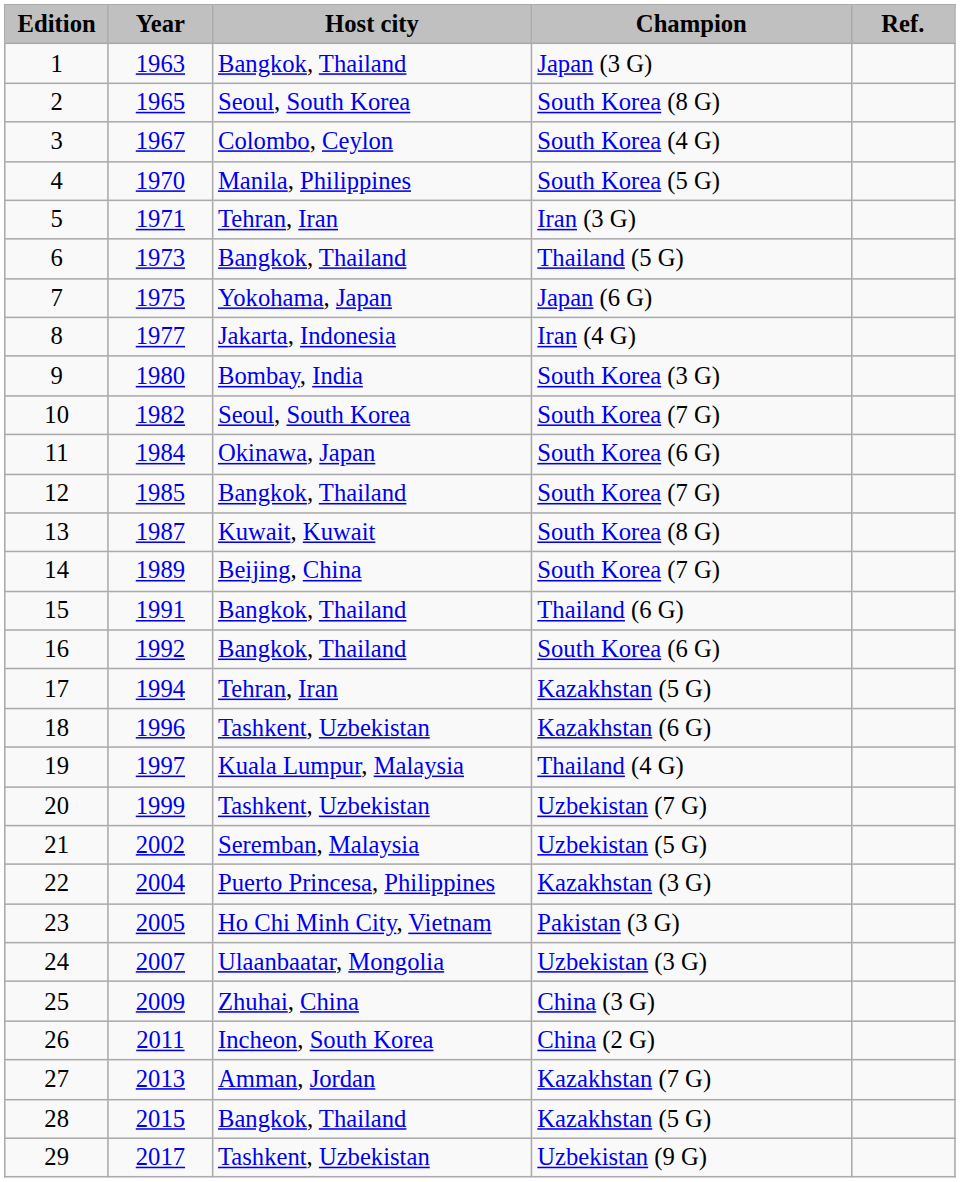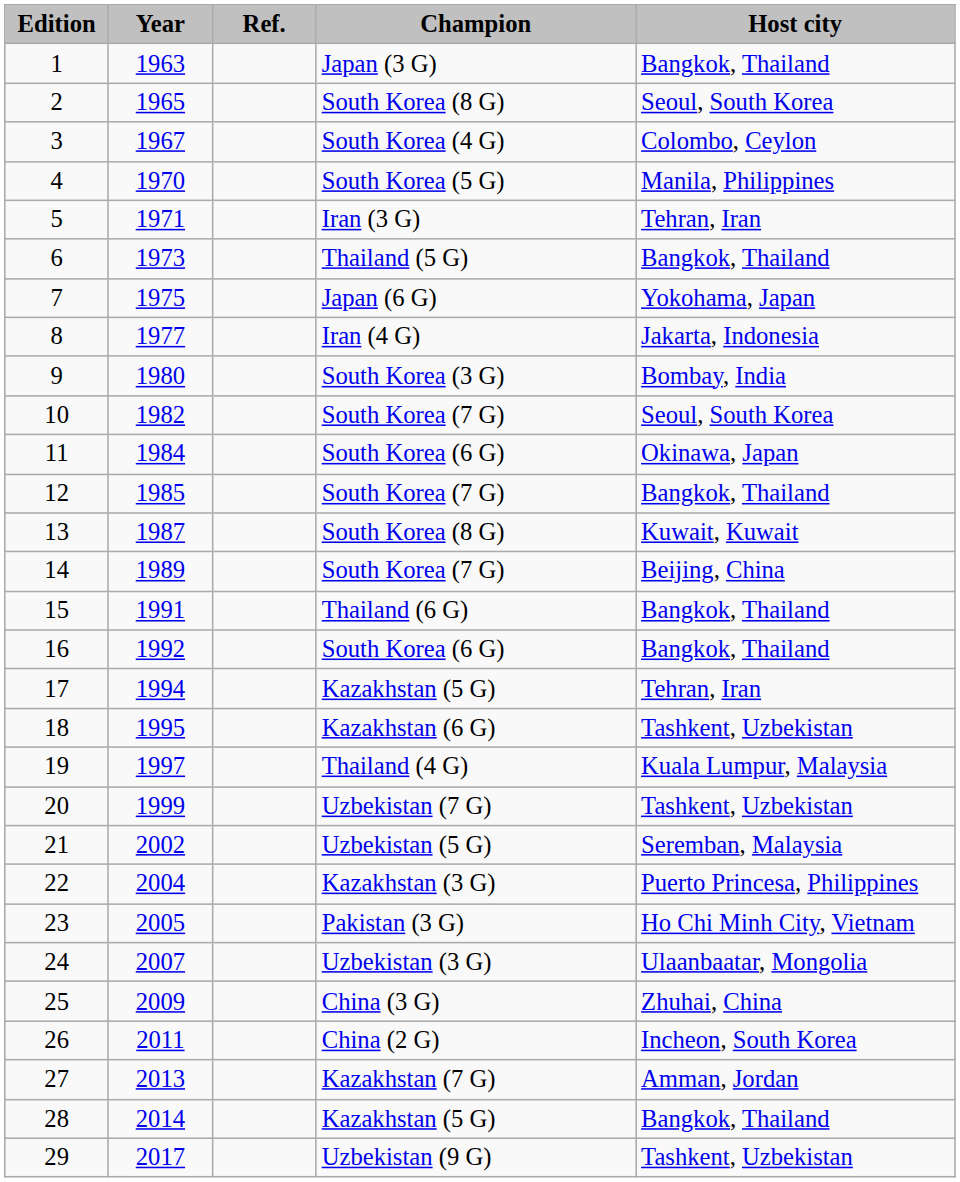columns swapped: (372, 24) <-> (903, 24)
(160, 727) 1996 -> (160, 727) 1995
(160, 1118) 2015 -> (160, 1118) 2014
